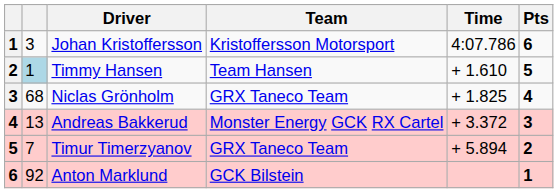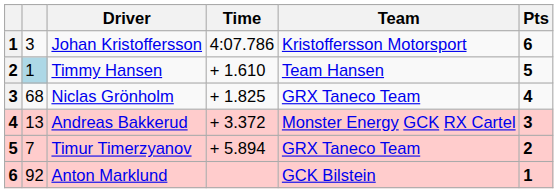columns swapped: (327, 18) <-> (483, 18)
